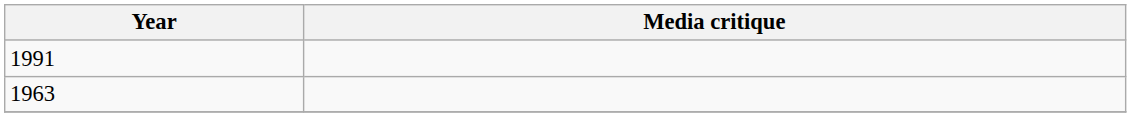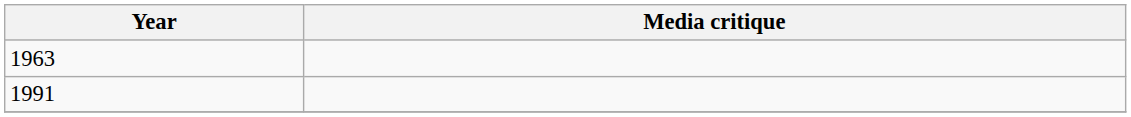rows swapped: (32, 93) <-> (32, 58)
